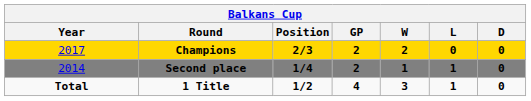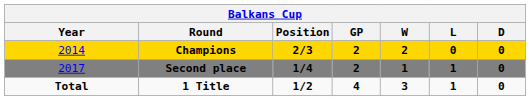(72, 50) 2017 -> (72, 50) 2014
(72, 68) 2014 -> (72, 68) 2017
